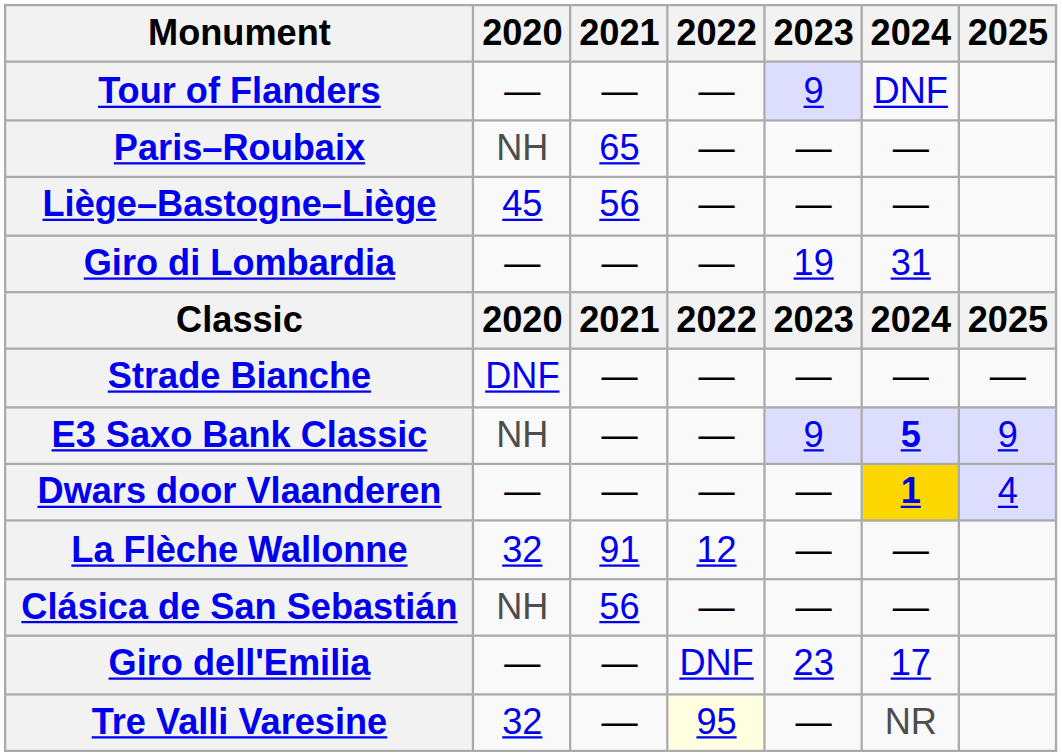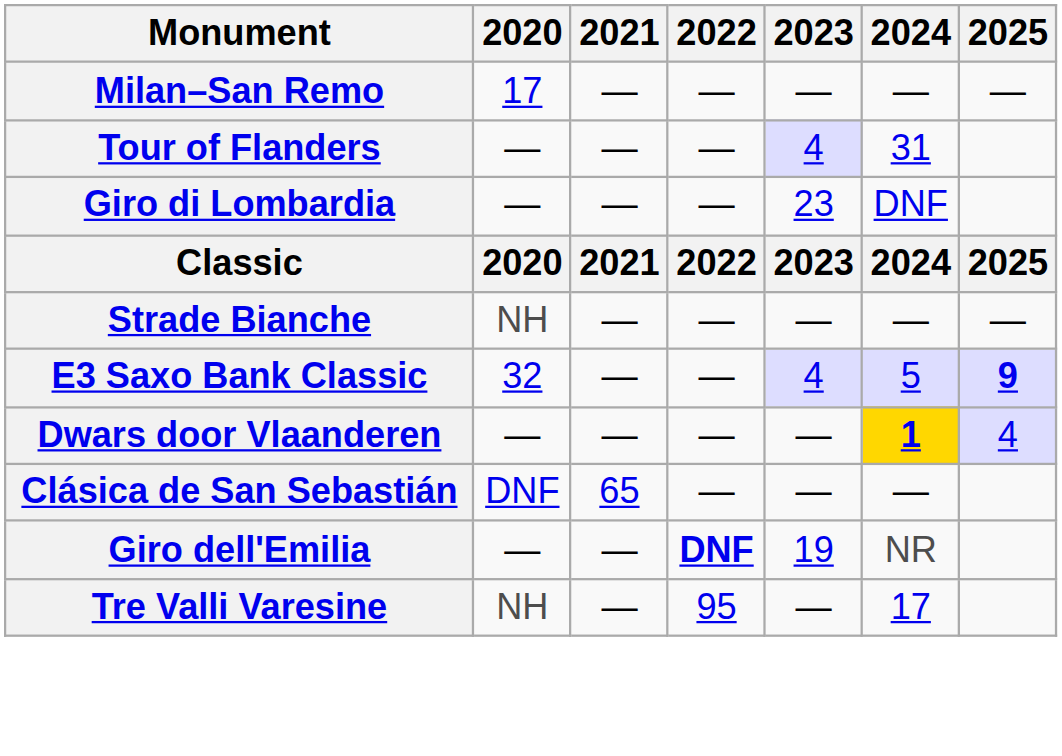+ row: (239, 90)
(814, 90) 9 -> (814, 147) 4
(911, 90) DNF -> (911, 147) 31
- row: (239, 147)
- row: (239, 205)
(814, 262) 19 -> (814, 205) 23
(911, 262) 31 -> (911, 205) DNF
(522, 377) DNF -> (522, 319) NH
(522, 434) NH -> (522, 377) 32
(814, 434) 9 -> (814, 377) 4
(911, 434) bold -> (911, 377) normal
(1008, 434) normal -> (1008, 377) bold
- row: (239, 549)
(522, 606) NH -> (522, 491) DNF
(619, 606) 56 -> (619, 491) 65
(717, 663) normal -> (717, 549) bold
(814, 663) 23 -> (814, 549) 19
(911, 663) 17 -> (911, 549) NR
(522, 721) 32 -> (522, 606) NH
(717, 721) lightyellow background -> (717, 606) no background
(911, 721) NR -> (911, 606) 17
